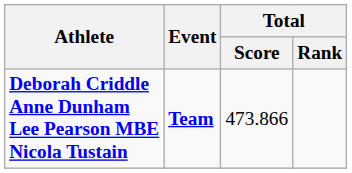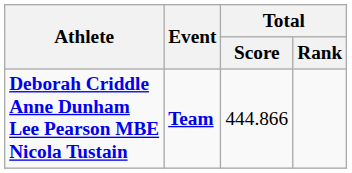(257, 118) 473.866 -> (257, 118) 444.866
